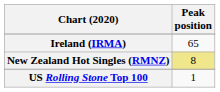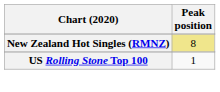- row: (88, 43)
